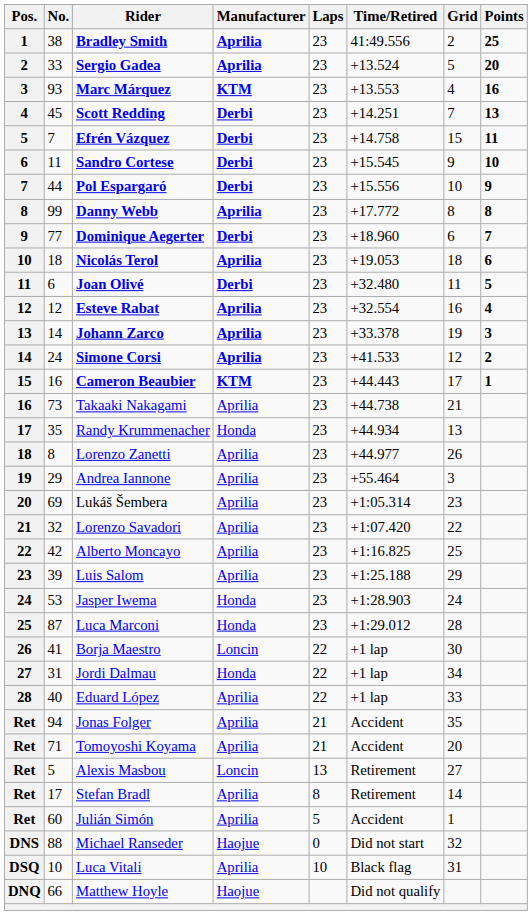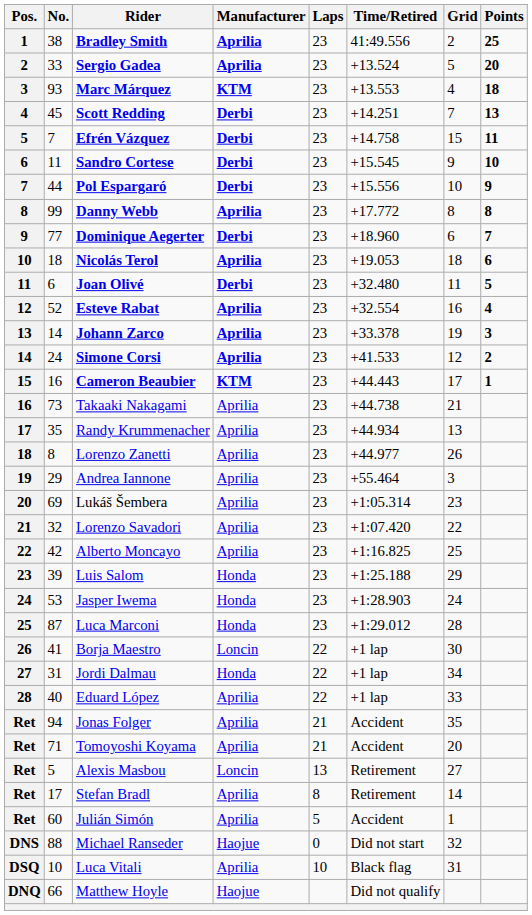(492, 89) 16 -> (492, 89) 18
(55, 308) 12 -> (55, 308) 52
(236, 430) Honda -> (238, 430) Aprilia
(238, 575) Aprilia -> (236, 575) Honda
